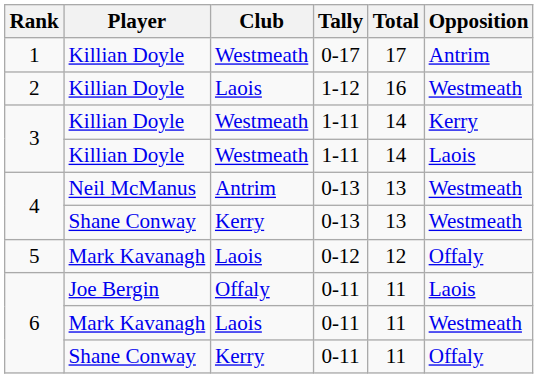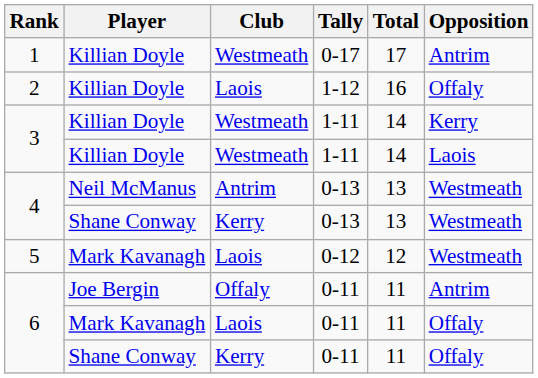(475, 88) Westmeath -> (456, 88) Offaly
(456, 255) Offaly -> (475, 255) Westmeath
(452, 289) Laois -> (459, 289) Antrim
(475, 322) Westmeath -> (456, 322) Offaly
